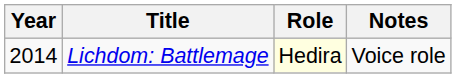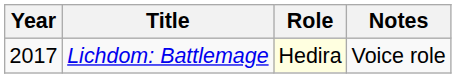(33, 55) 2014 -> (33, 55) 2017
